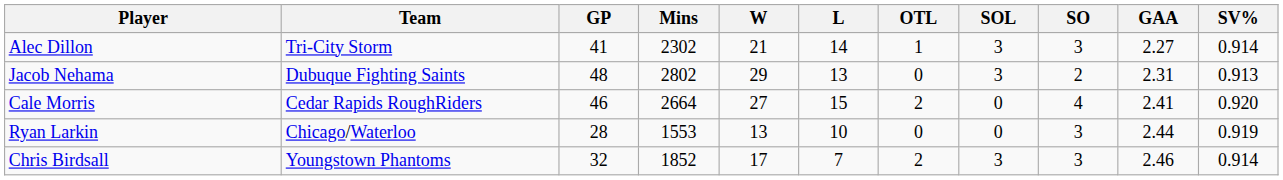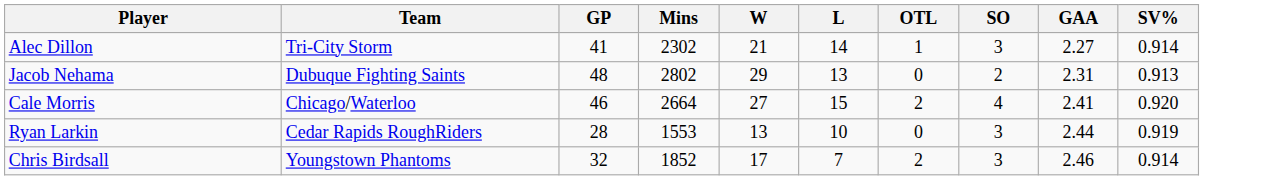- column: (998, 18)
(384, 103) Cedar Rapids RoughRiders -> (351, 103) Chicago/Waterloo
(351, 132) Chicago/Waterloo -> (384, 132) Cedar Rapids RoughRiders
